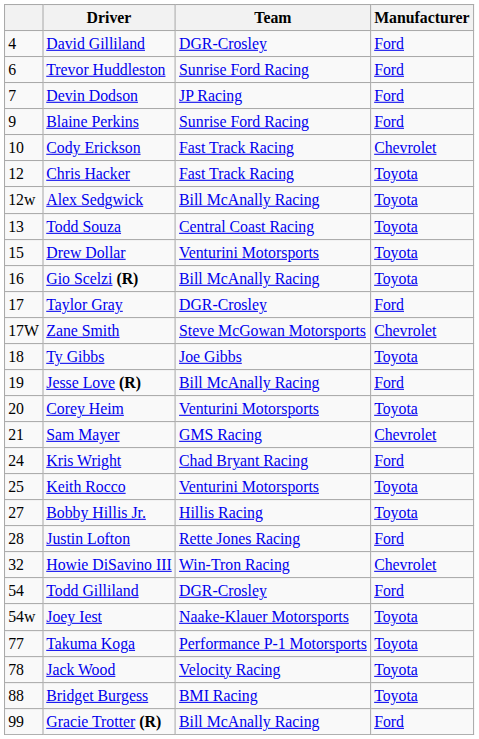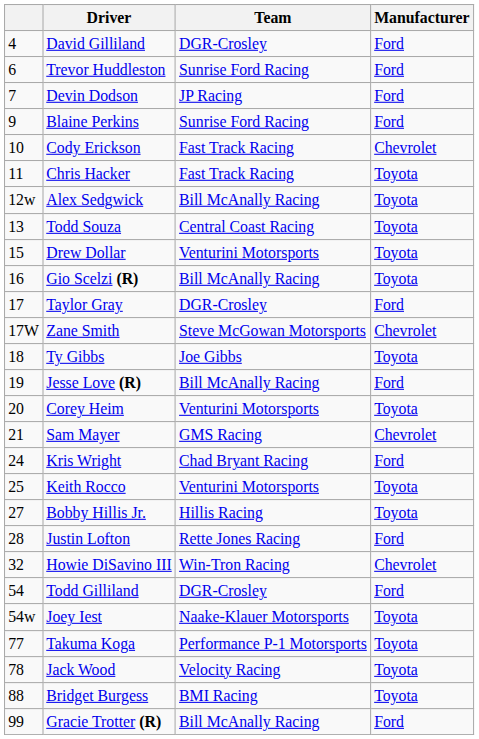(16, 174) 12 -> (16, 174) 11
